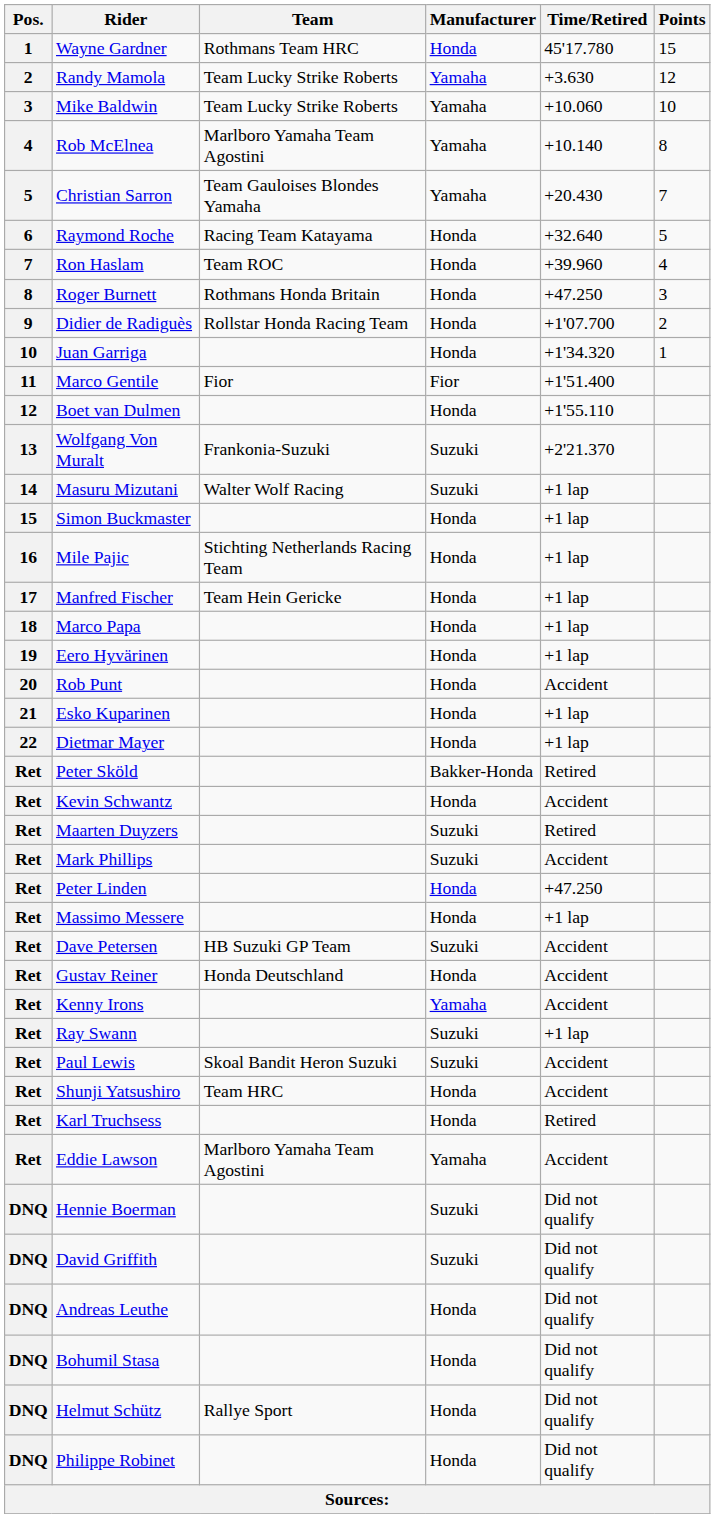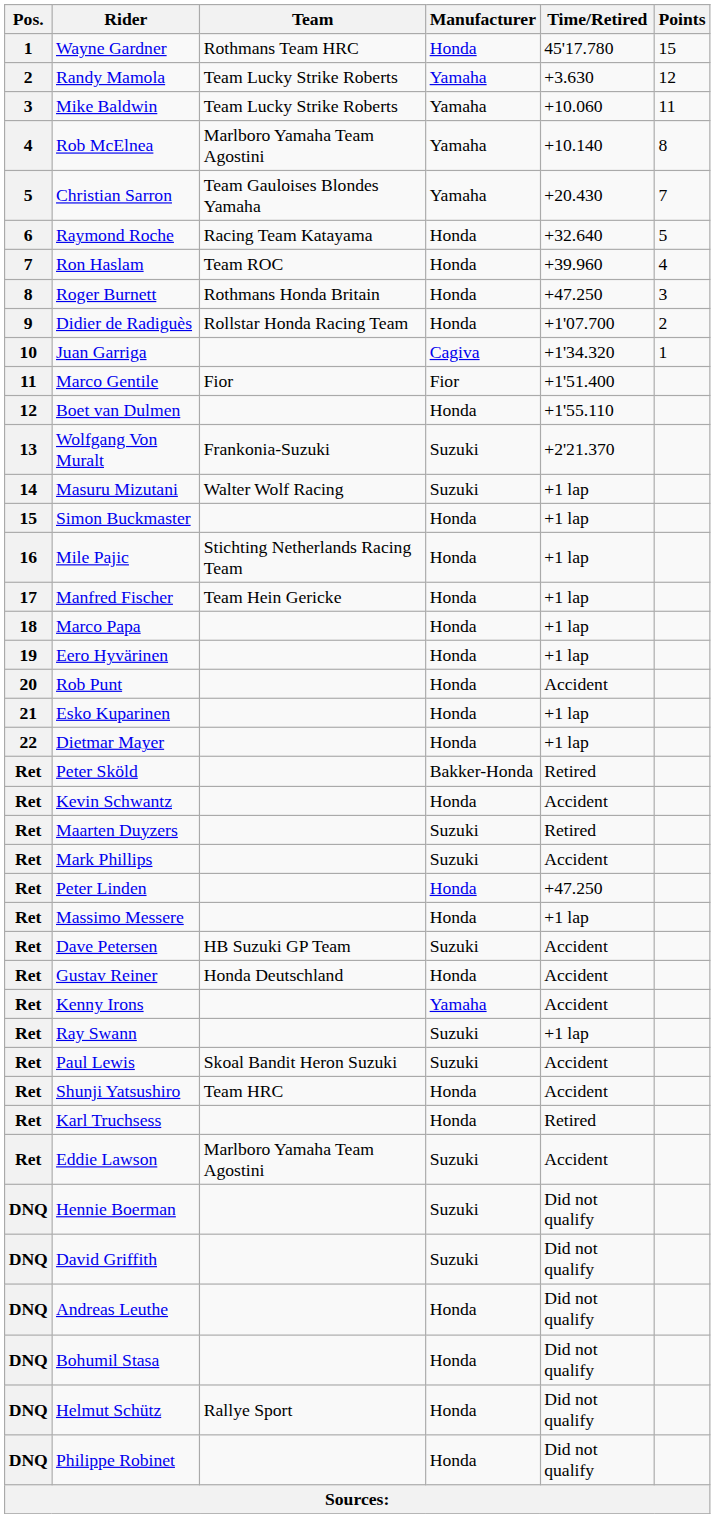(667, 106) 10 -> (667, 106) 11
(453, 351) Honda -> (455, 351) Cagiva
(458, 1159) Yamaha -> (454, 1159) Suzuki
